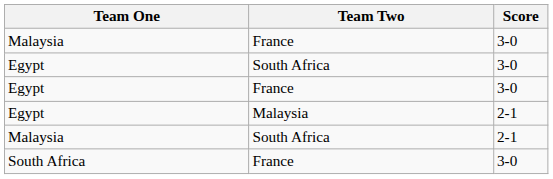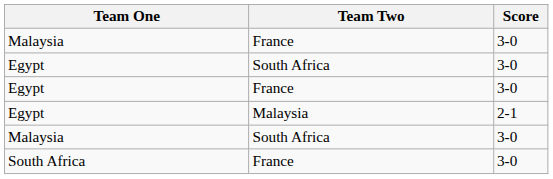(507, 137) 2-1 -> (507, 137) 3-0
